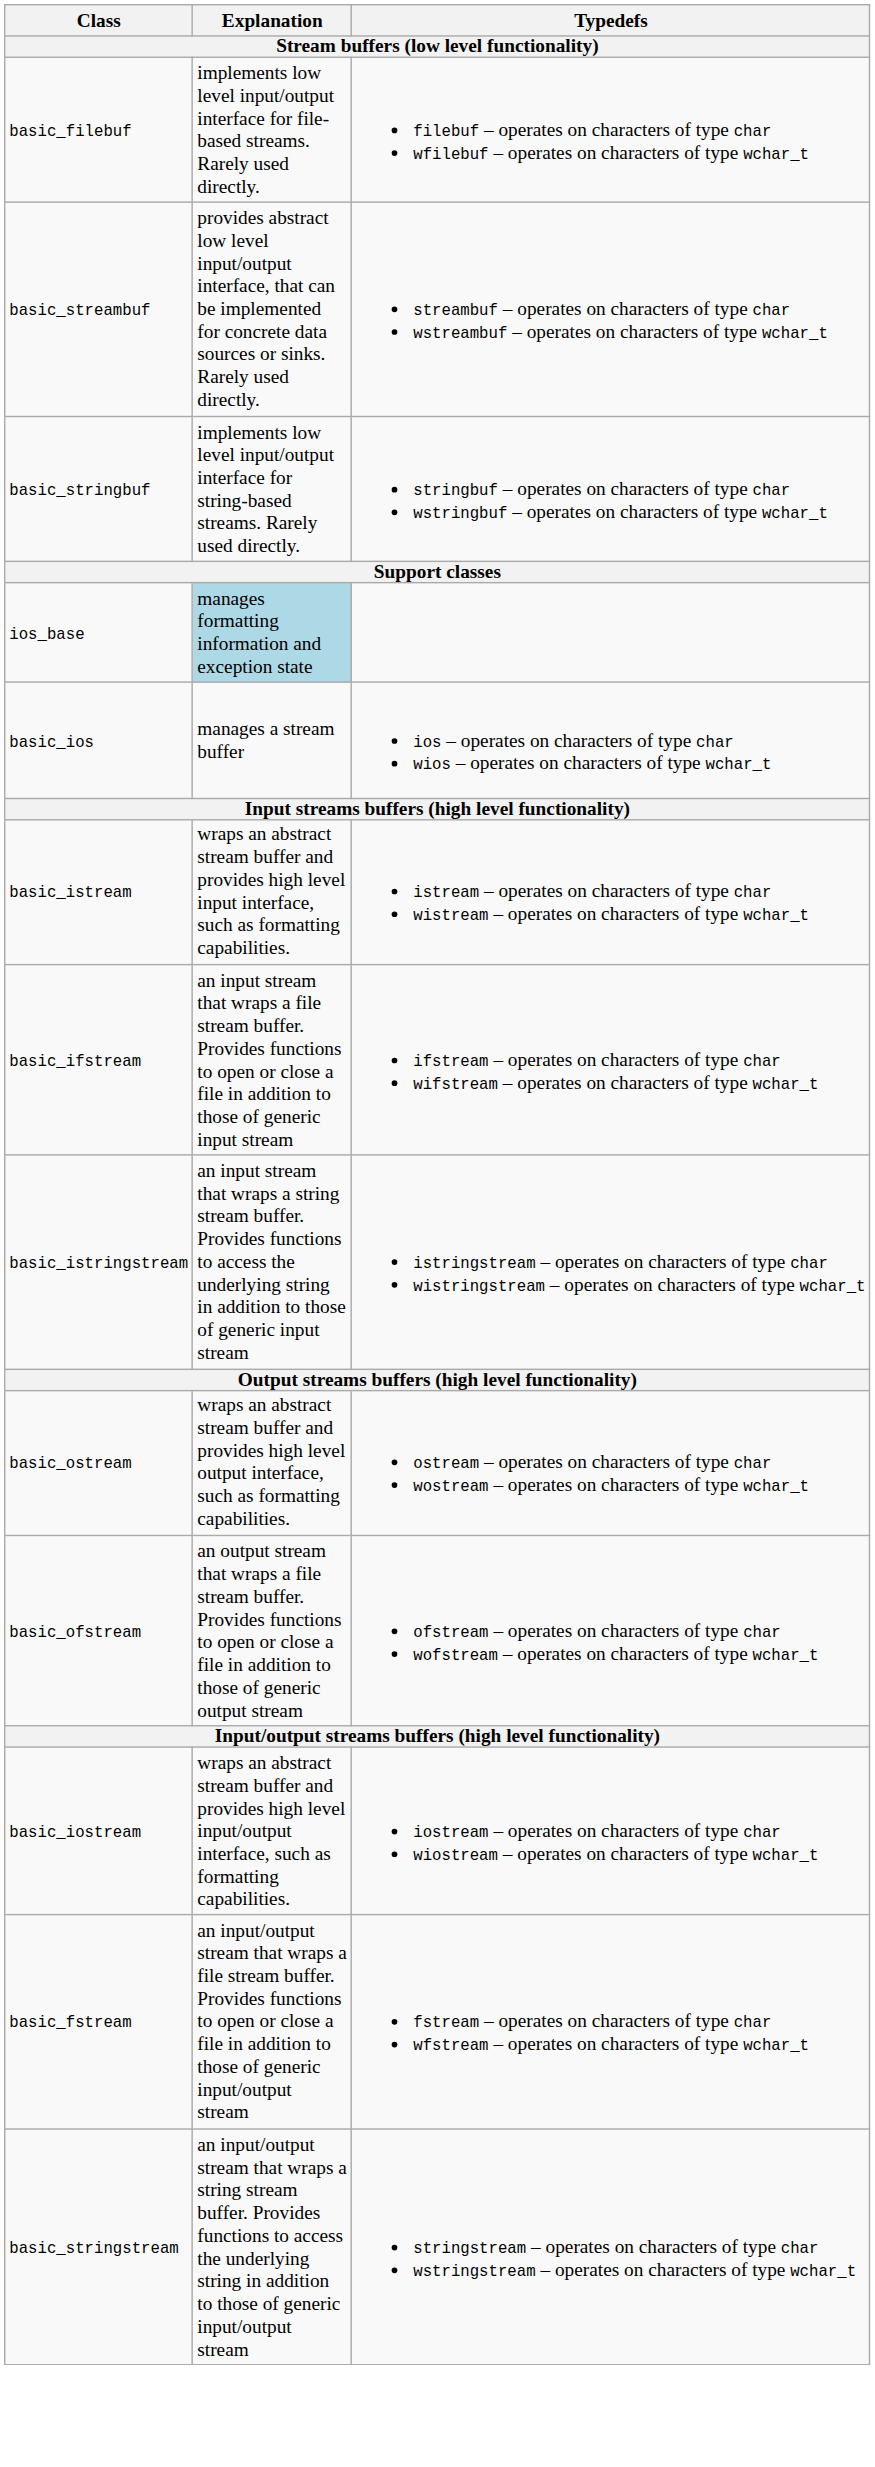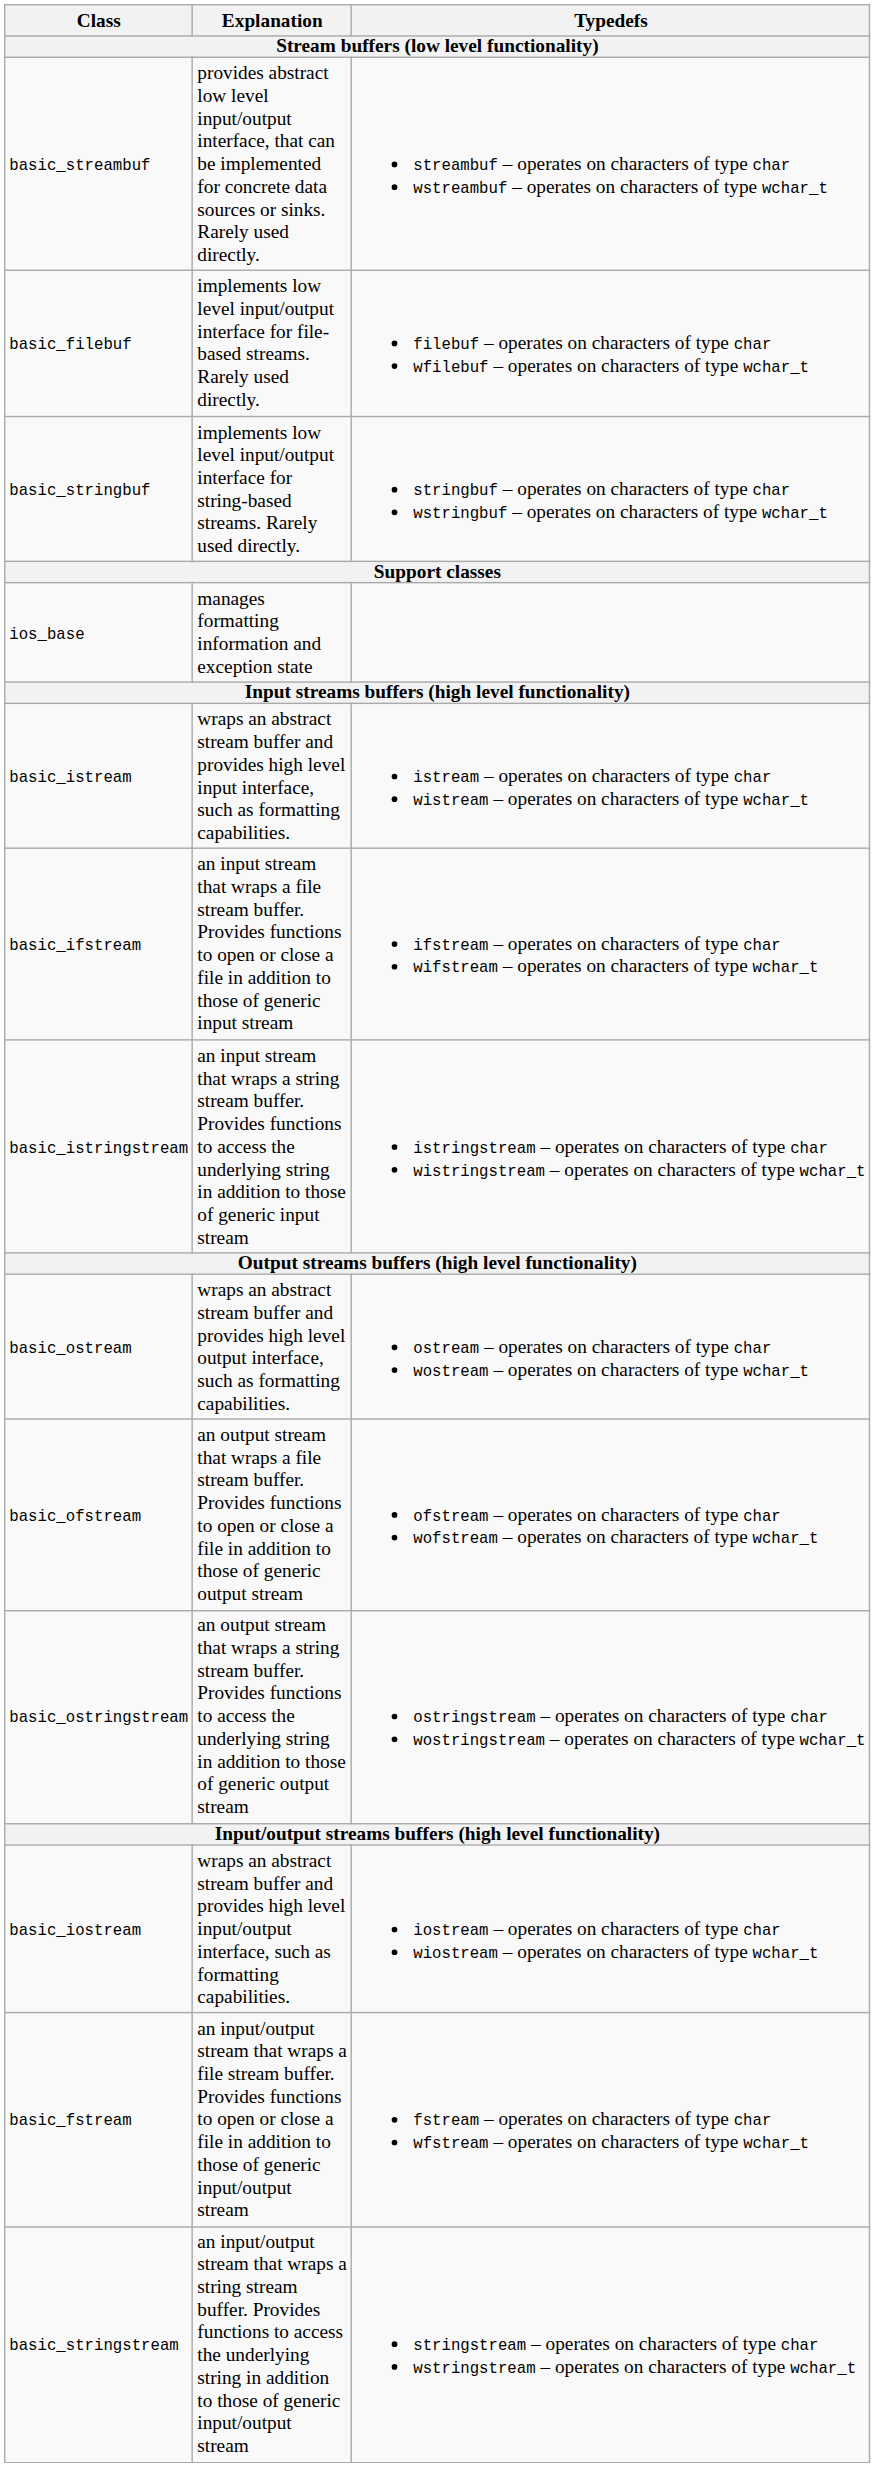rows swapped: (80, 311) <-> (70, 131)
(259, 631) lightblue background -> (259, 631) no background
- row: (52, 742)
+ row: (99, 1718)
